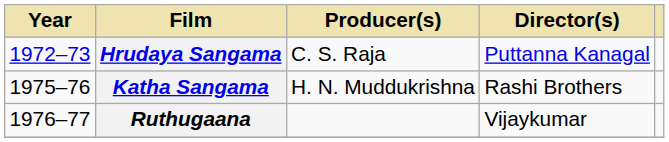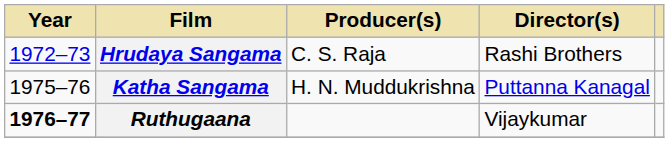(567, 53) Puttanna Kanagal -> (553, 53) Rashi Brothers
(553, 86) Rashi Brothers -> (567, 86) Puttanna Kanagal
(50, 119) normal -> (50, 119) bold
